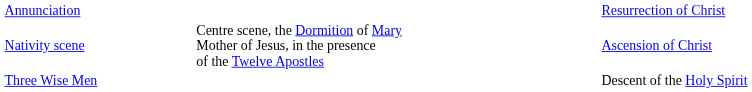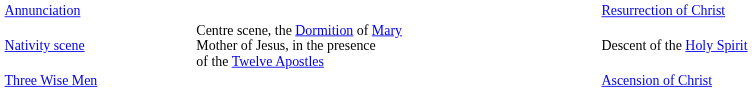(657, 45) Ascension of Christ -> (675, 45) Descent of the Holy Spirit
(675, 80) Descent of the Holy Spirit -> (657, 80) Ascension of Christ
